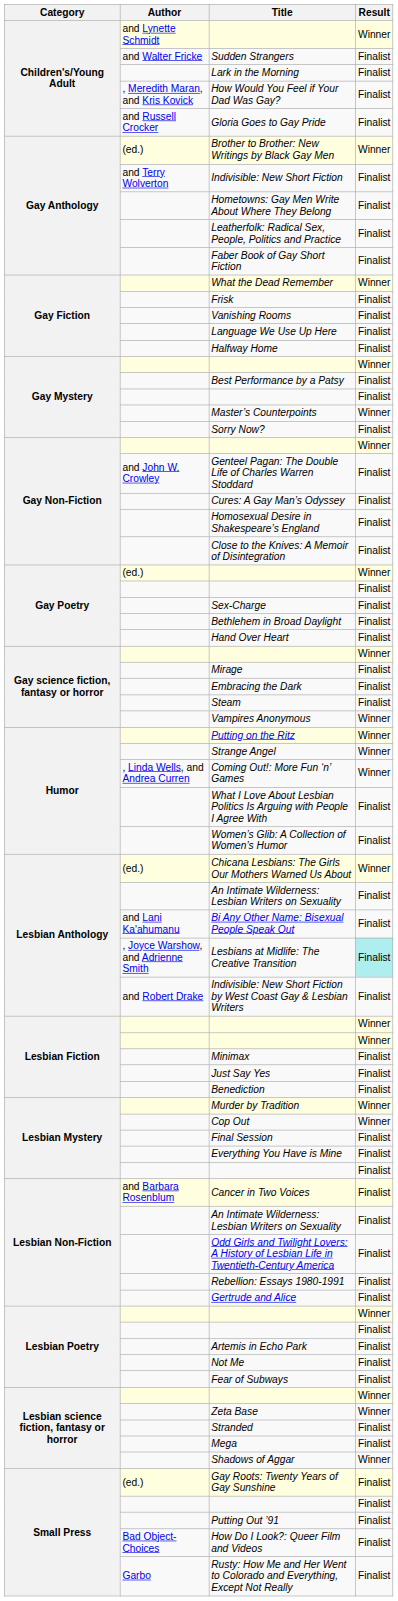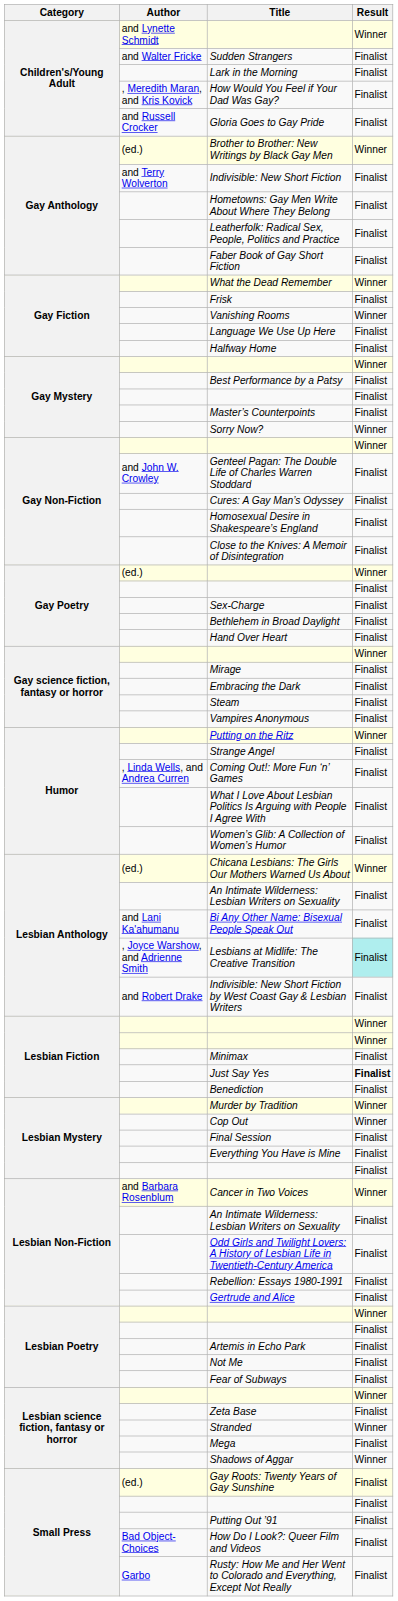(374, 315) Finalist -> (371, 315) Winner
(374, 413) Winner -> (371, 413) Finalist
(374, 429) Finalist -> (371, 429) Winner
(374, 719) Winner -> (371, 719) Finalist
(374, 751) Winner -> (371, 751) Finalist
(374, 773) Winner -> (371, 773) Finalist
(374, 1073) normal -> (372, 1073) bold
(374, 1192) Finalist -> (371, 1192) Winner
(374, 1411) Winner -> (371, 1411) Finalist
(374, 1427) Finalist -> (371, 1427) Winner
